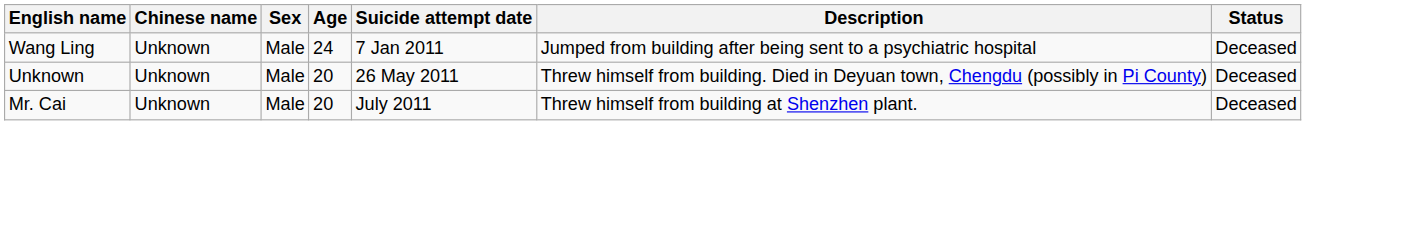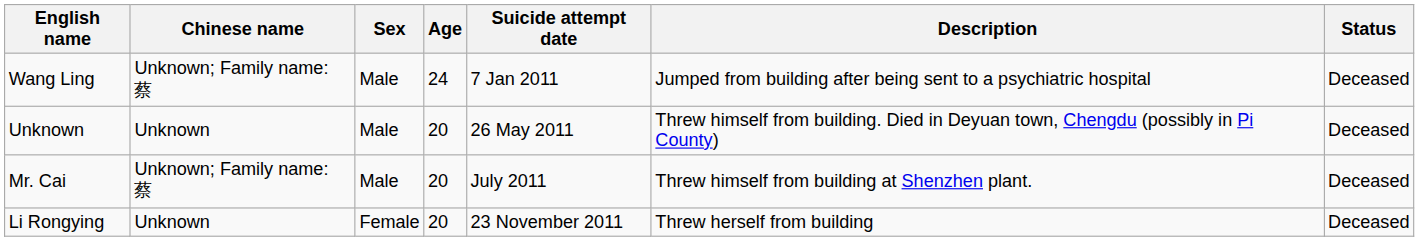(172, 47) Unknown -> (231, 78) Unknown; Family name: 蔡
(172, 104) Unknown -> (231, 180) Unknown; Family name: 蔡
+ row: (56, 221)
